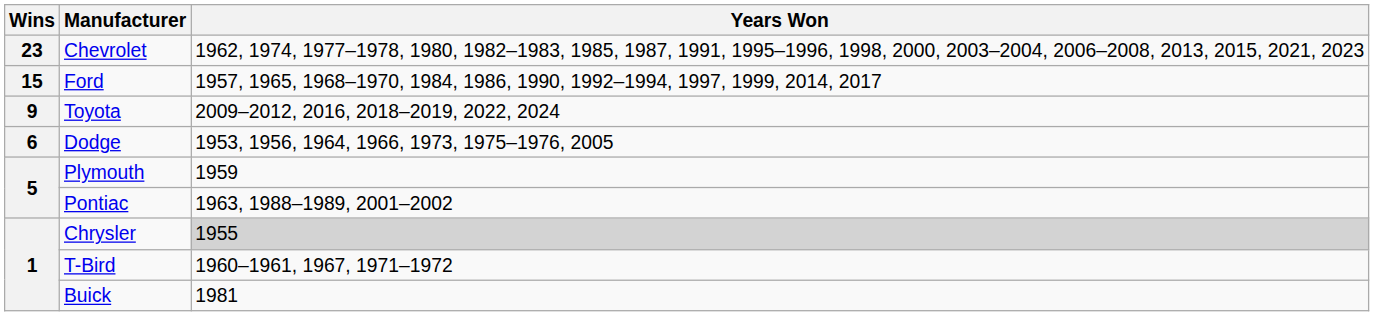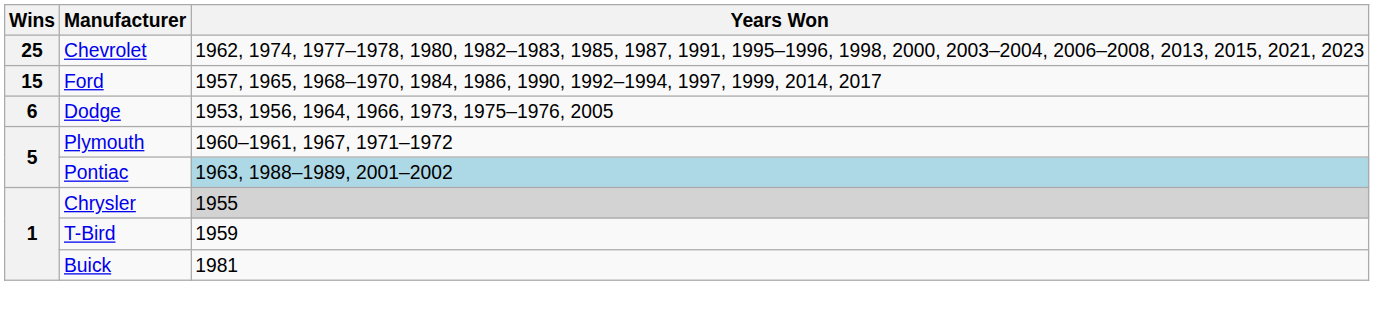(32, 51) 23 -> (32, 51) 25
- row: (92, 112)
(217, 173) 1959 -> (324, 142) 1960–1961, 1967, 1971–1972
(324, 203) no background -> (324, 173) lightblue background
(324, 265) 1960–1961, 1967, 1971–1972 -> (217, 234) 1959
